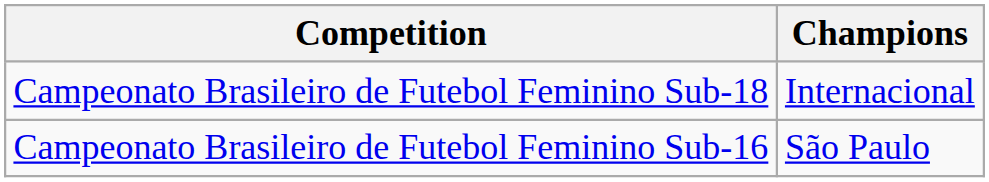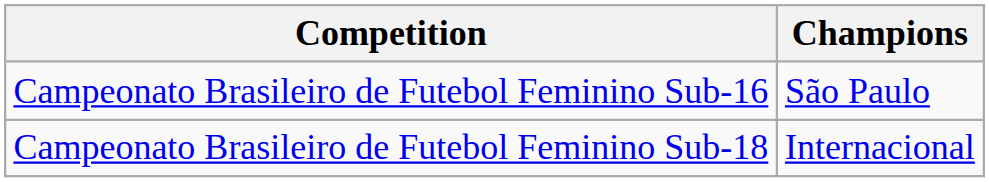rows swapped: (391, 90) <-> (391, 147)
